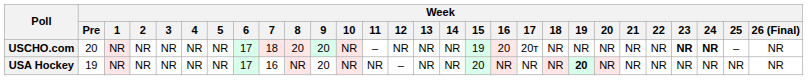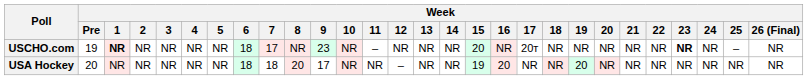(91, 48) 20 -> (91, 48) 19
(117, 48) normal -> (117, 48) bold
(246, 48) 17 -> (246, 48) 18
(272, 48) 18 -> (272, 48) 17
(298, 48) 20 -> (298, 48) NR
(323, 48) 20 -> (323, 48) 23
(478, 48) 19 -> (478, 48) 20
(504, 48) 20 -> (504, 48) NR
(710, 48) bold -> (710, 48) normal
(91, 65) 19 -> (91, 65) 20
(246, 65) 17 -> (246, 65) 18
(272, 65) 16 -> (272, 65) 18
(298, 65) NR -> (298, 65) 20
(323, 65) 20 -> (323, 65) 17
(478, 65) 20 -> (478, 65) 19
(504, 65) NR -> (504, 65) 20
(581, 65) bold -> (581, 65) normal
